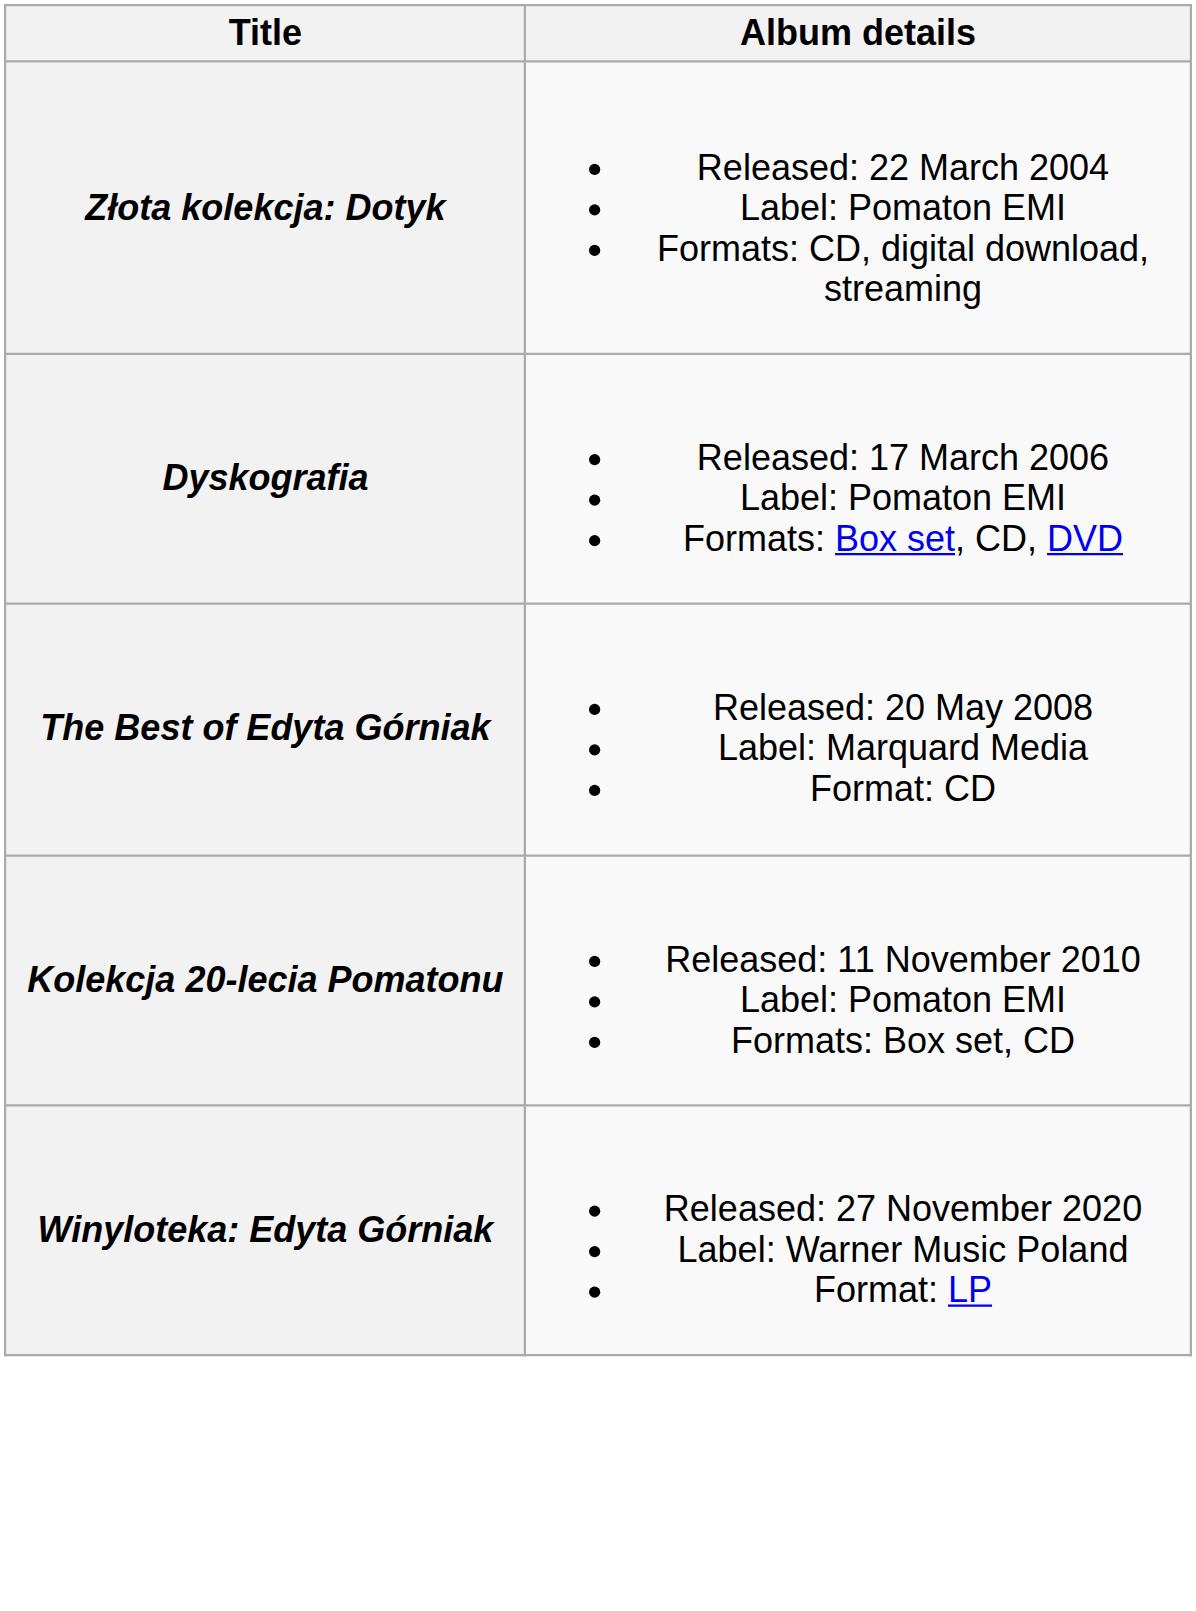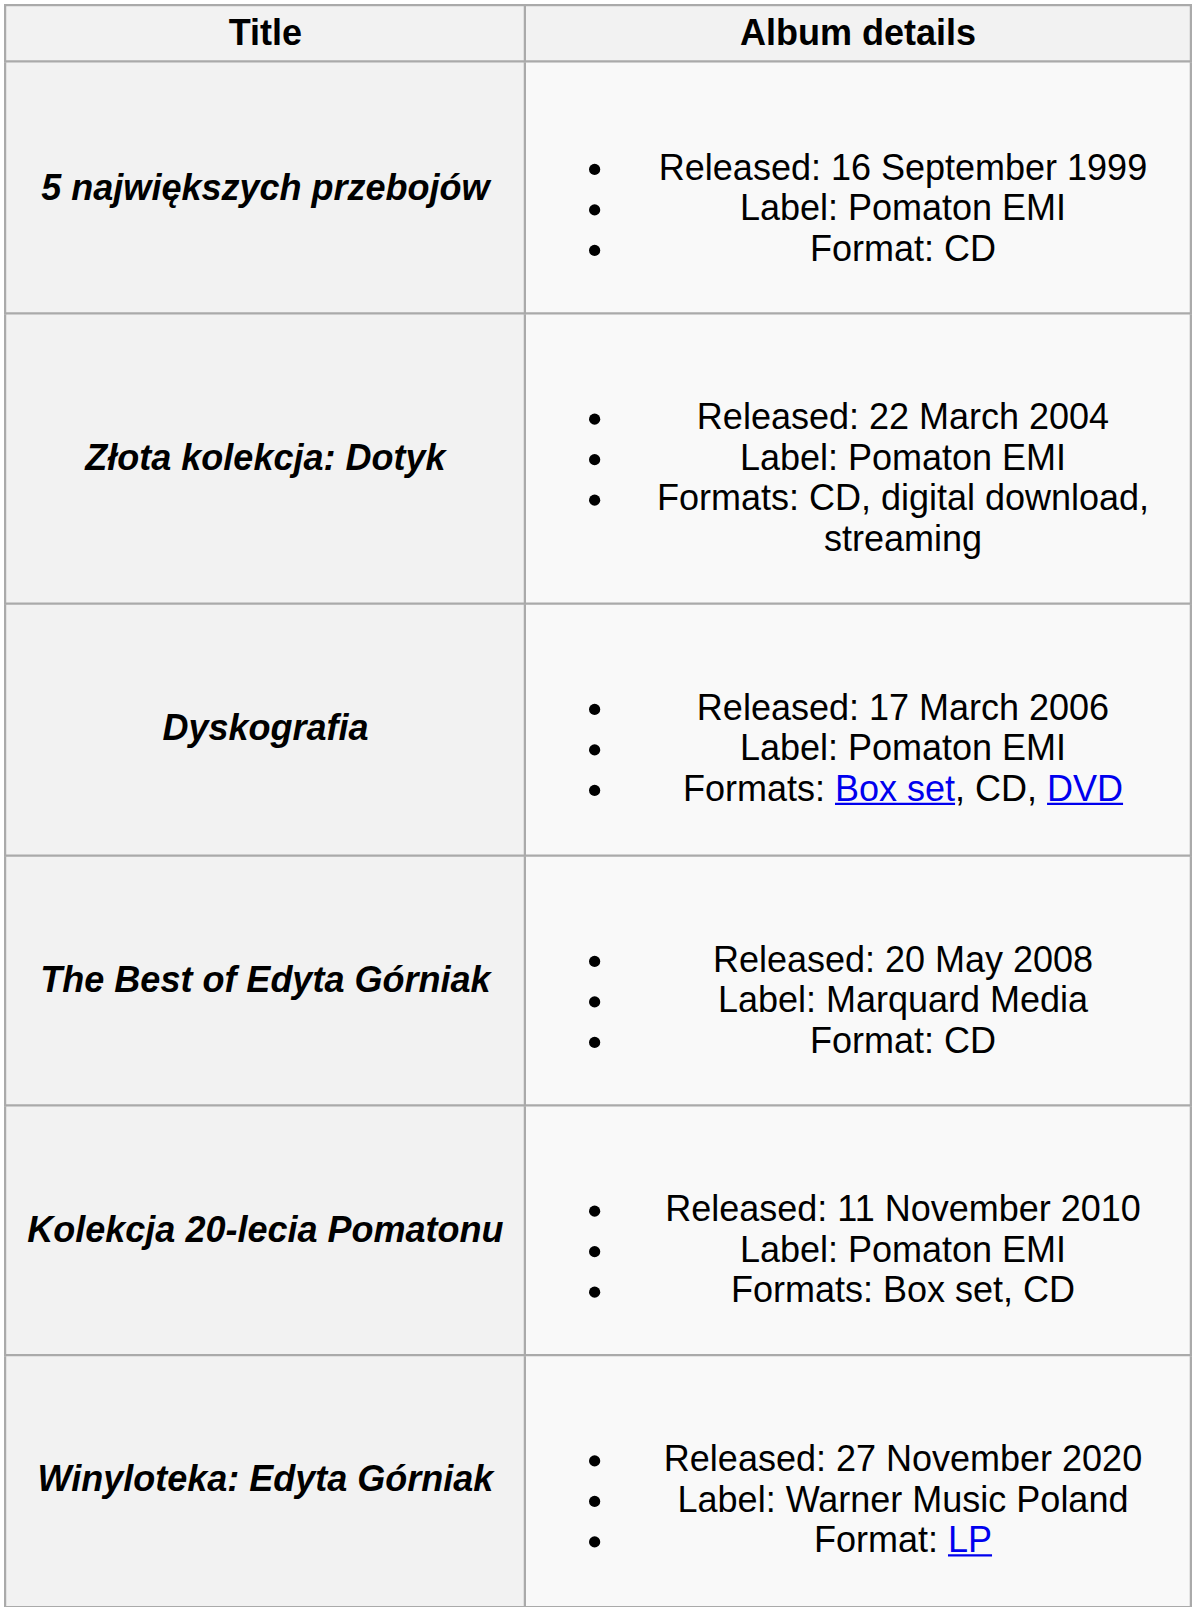+ row: (265, 186)
